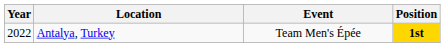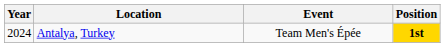(19, 33) 2022 -> (19, 33) 2024
